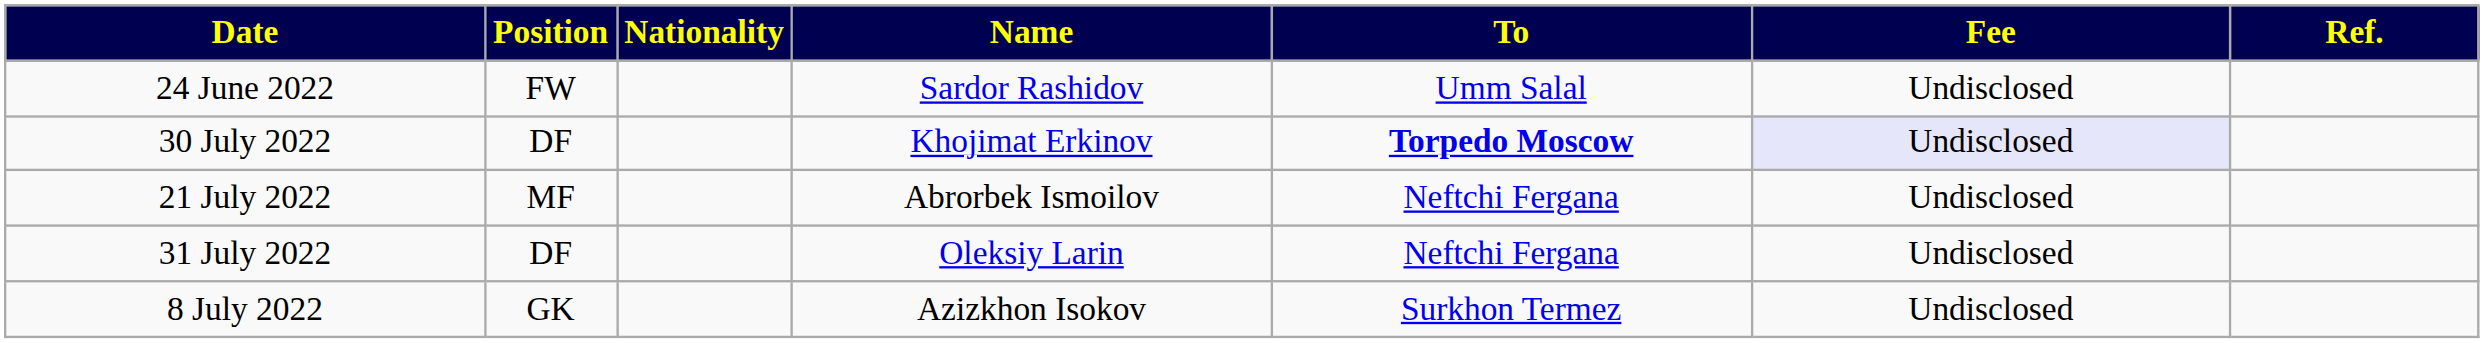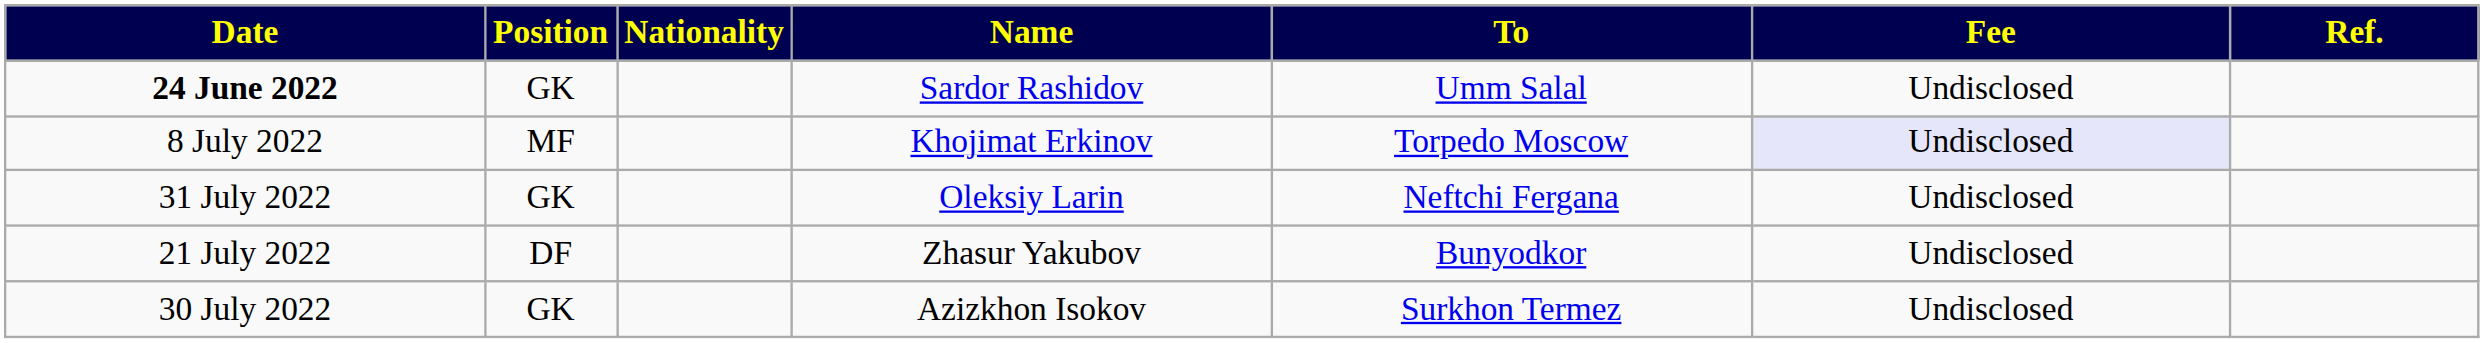(245, 87) normal -> (245, 87) bold
(551, 87) FW -> (551, 87) GK
(245, 142) 30 July 2022 -> (245, 142) 8 July 2022
(551, 142) DF -> (551, 142) MF
(1511, 142) bold -> (1511, 142) normal
- row: (1031, 197)
(551, 252) DF -> (551, 197) GK
+ row: (1032, 252)
(245, 307) 8 July 2022 -> (245, 307) 30 July 2022
